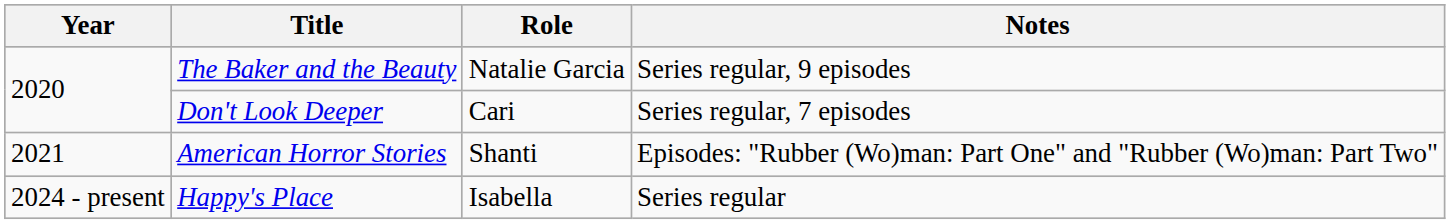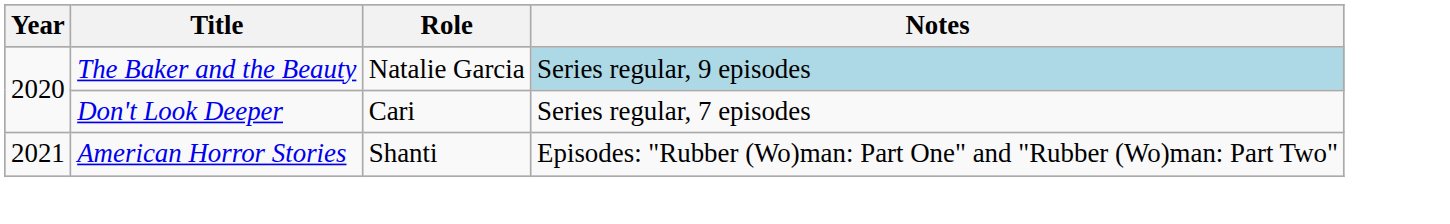(774, 68) no background -> (674, 68) lightblue background
- row: (255, 196)
